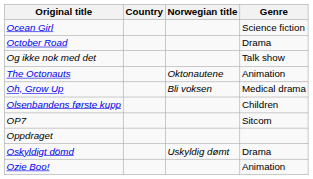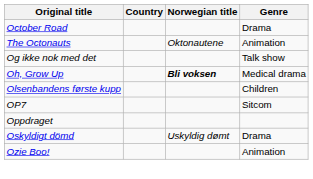- row: (30, 27)
rows swapped: (39, 74) <-> (51, 58)
(190, 89) normal -> (192, 74) bold
